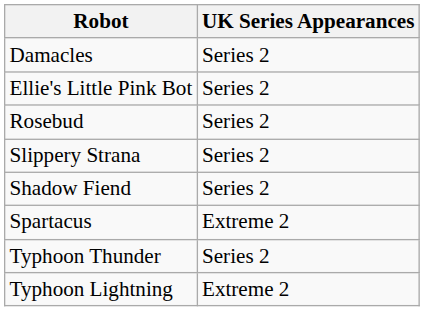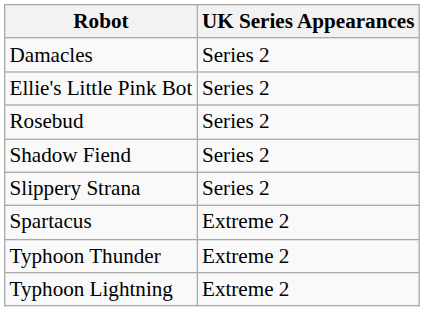rows swapped: (70, 188) <-> (75, 155)
(236, 255) Series 2 -> (246, 255) Extreme 2
